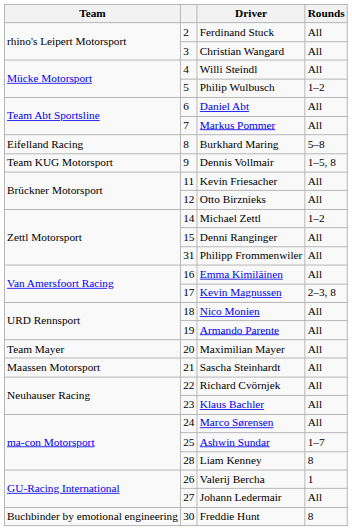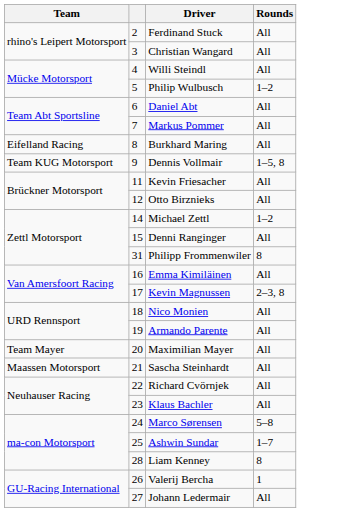(316, 143) 5–8 -> (263, 143) All
(315, 255) All -> (259, 255) 8
(315, 423) All -> (265, 423) 5–8
- row: (230, 516)
